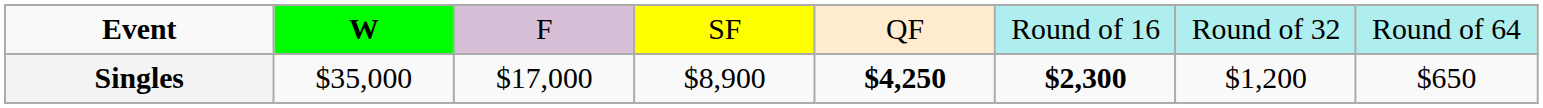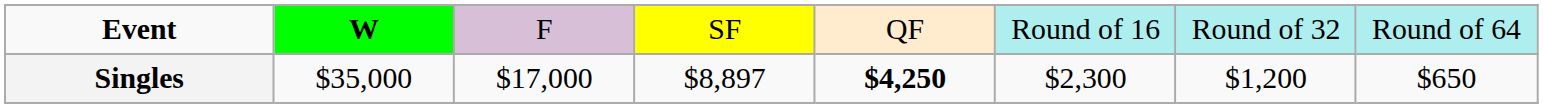(725, 78) $8,900 -> (725, 78) $8,897
(1086, 78) bold -> (1086, 78) normal
